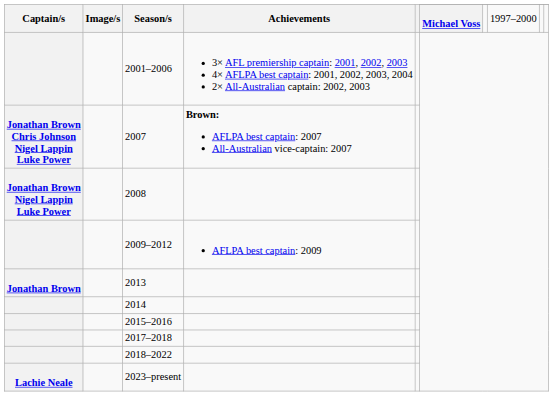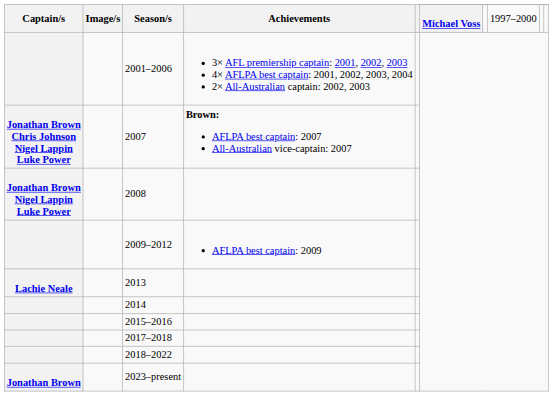(44, 288) Jonathan Brown -> (44, 288) Lachie Neale
(44, 383) Lachie Neale -> (44, 383) Jonathan Brown
